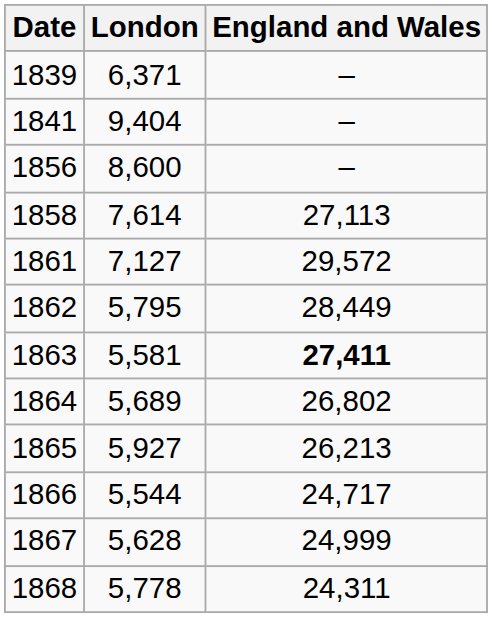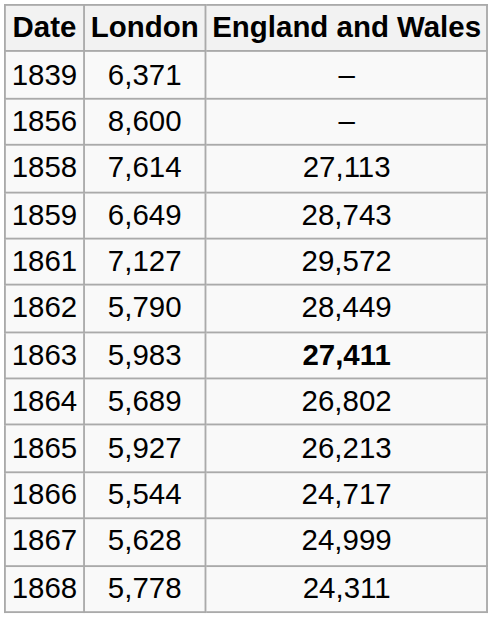- row: (44, 121)
+ row: (44, 214)
(145, 307) 5,795 -> (145, 307) 5,790
(145, 354) 5,581 -> (145, 354) 5,983
